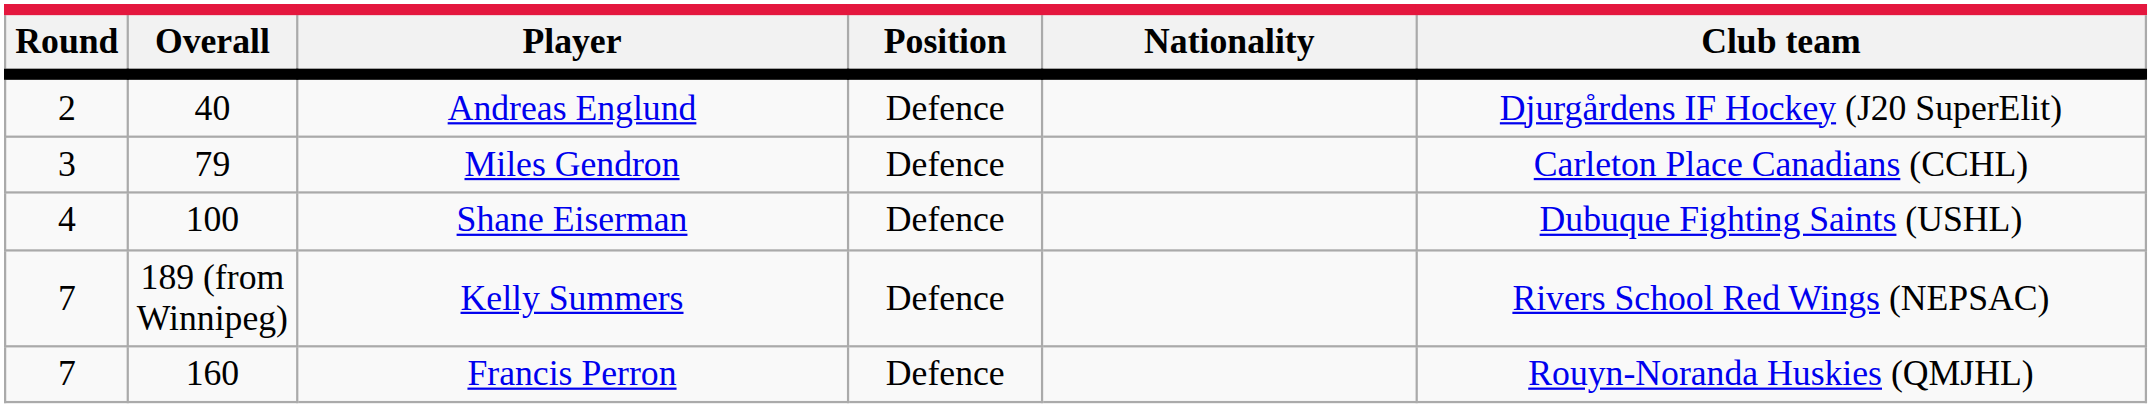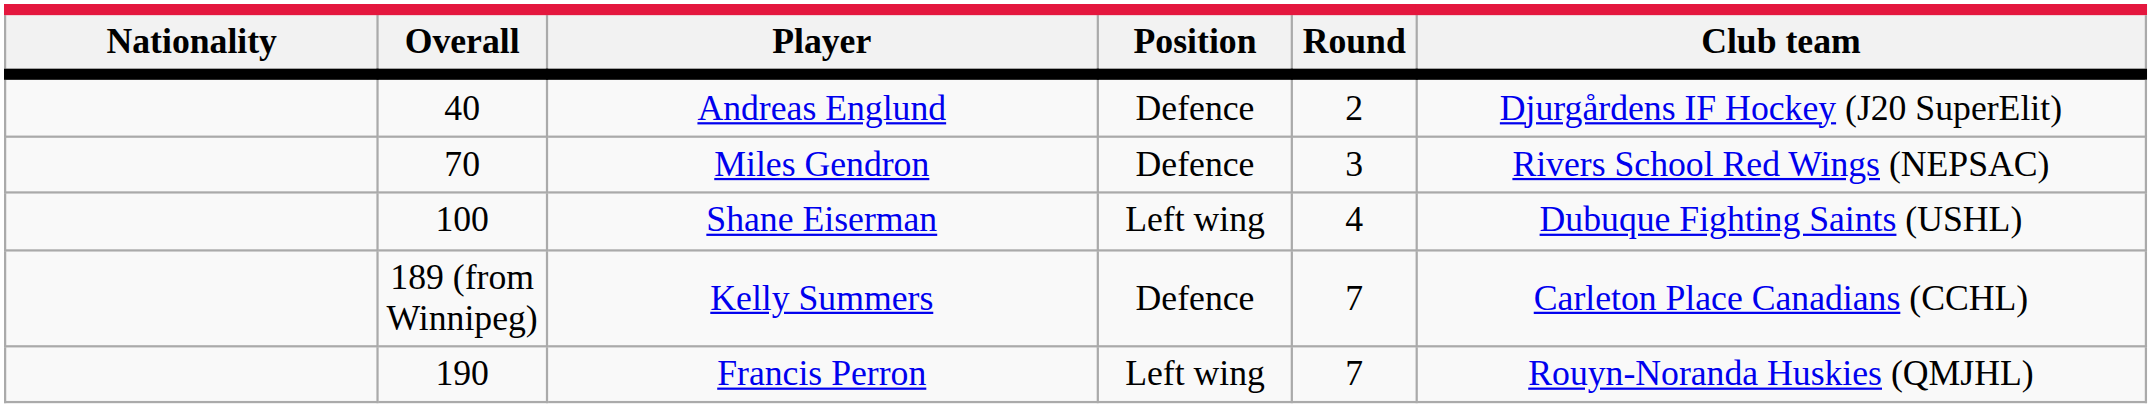columns swapped: (67, 41) <-> (1229, 41)
(212, 163) 79 -> (462, 163) 70
(1781, 163) Carleton Place Canadians (CCHL) -> (1781, 163) Rivers School Red Wings (NEPSAC)
(945, 220) Defence -> (1195, 220) Left wing
(1781, 297) Rivers School Red Wings (NEPSAC) -> (1781, 297) Carleton Place Canadians (CCHL)
(212, 373) 160 -> (462, 373) 190
(945, 373) Defence -> (1195, 373) Left wing
